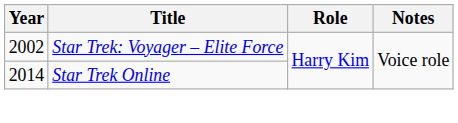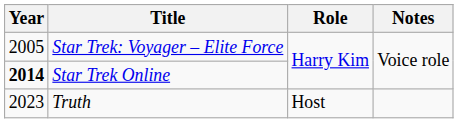(26, 46) 2002 -> (26, 46) 2005
(26, 74) normal -> (26, 74) bold
+ row: (72, 103)
